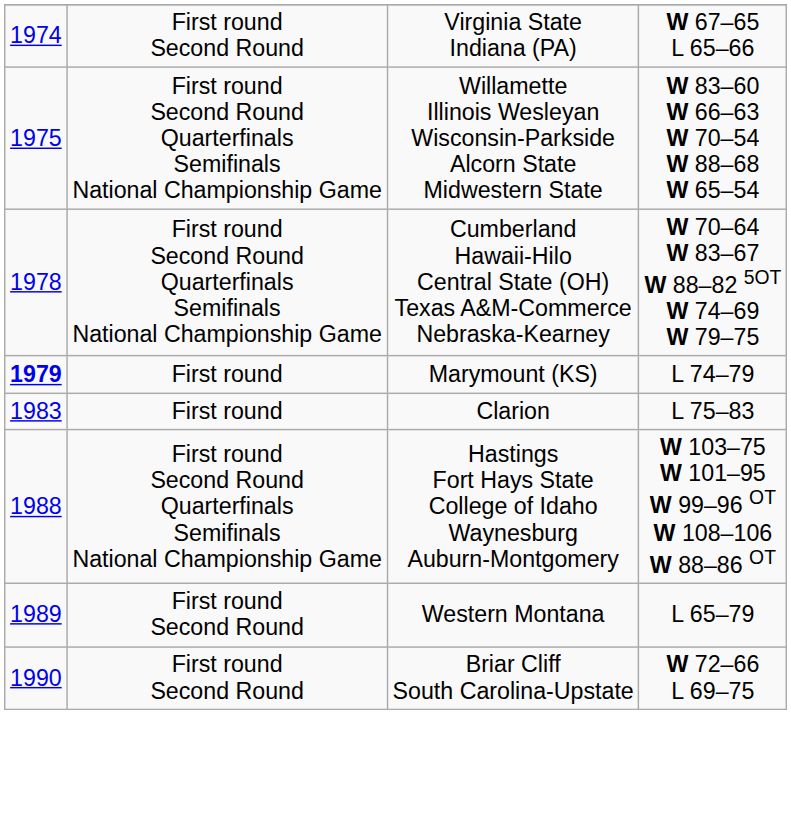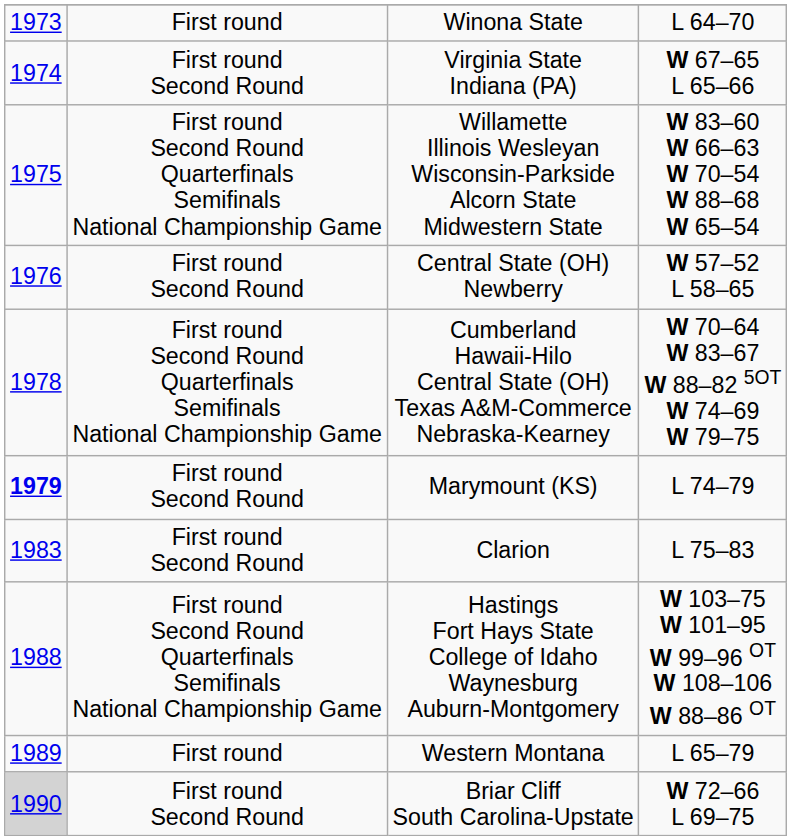+ row: (513, 22)
+ row: (513, 276)
(227, 374) First round -> (227, 487) First round Second Round
(227, 411) First round -> (227, 550) First round Second Round
(227, 614) First round Second Round -> (227, 753) First round
(36, 677) no background -> (36, 803) lightgrey background
